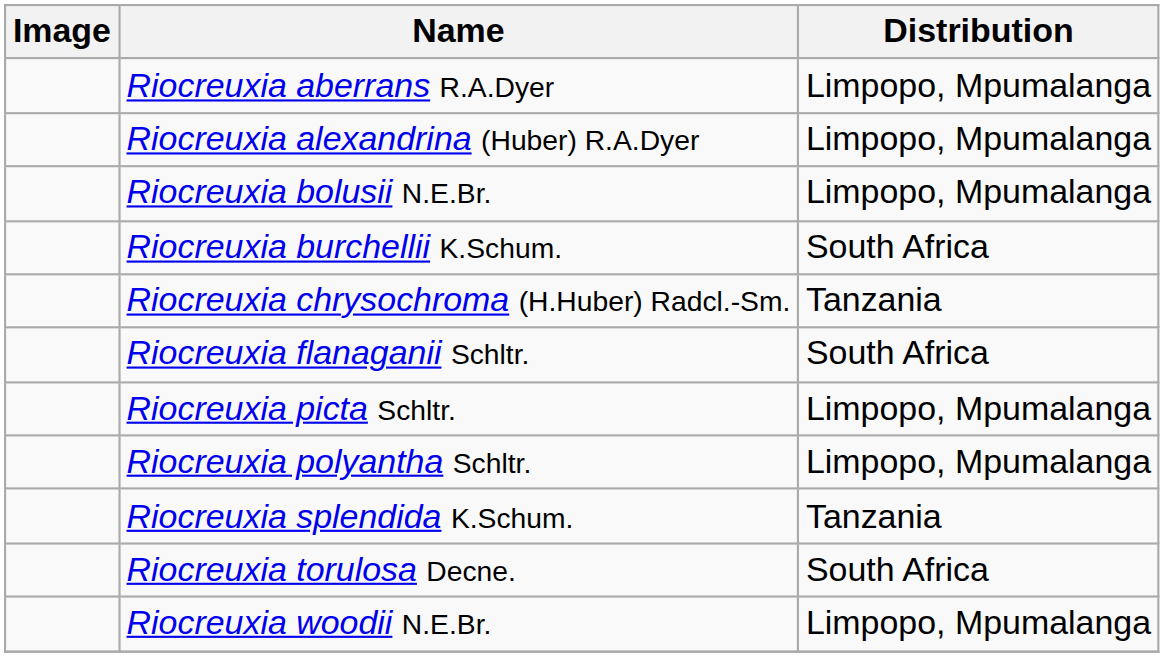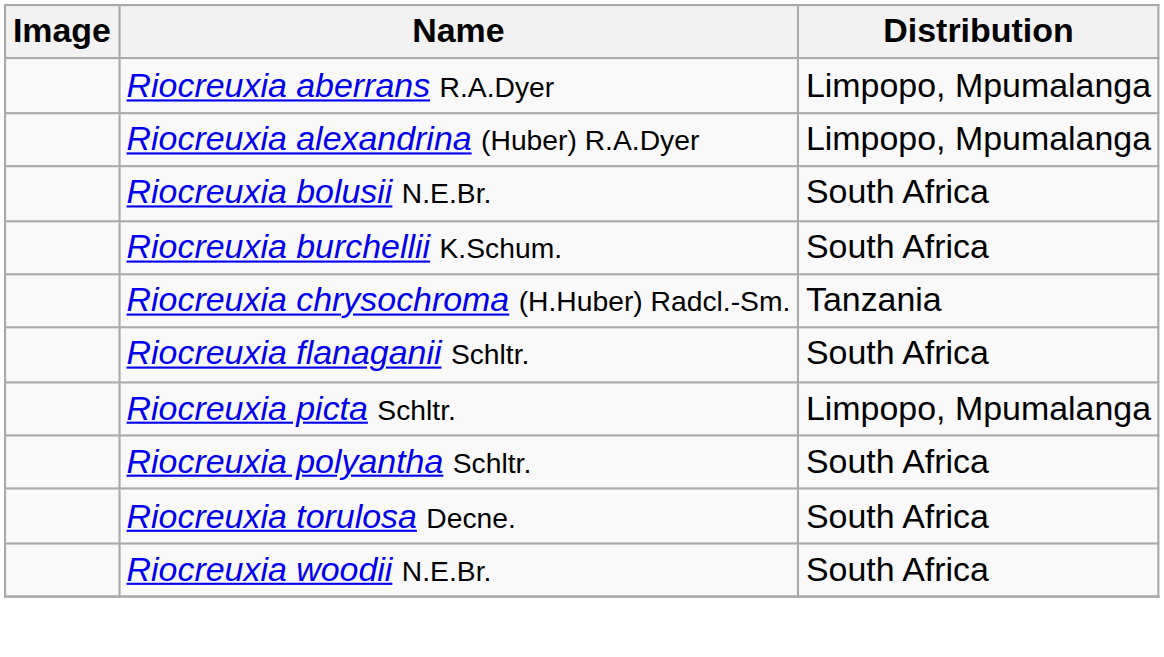(978, 192) Limpopo, Mpumalanga -> (897, 192) South Africa
(978, 461) Limpopo, Mpumalanga -> (897, 461) South Africa
- row: (350, 515)
(978, 623) Limpopo, Mpumalanga -> (897, 569) South Africa
